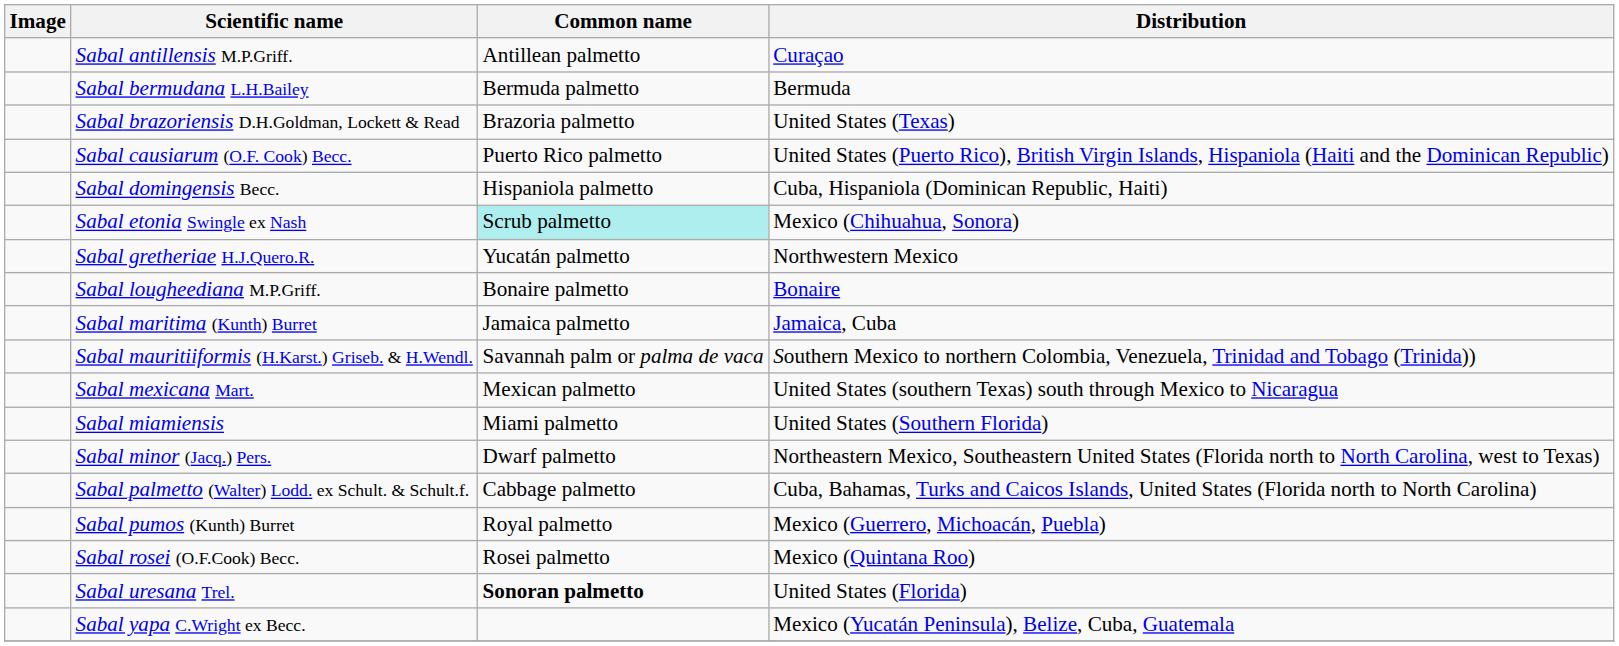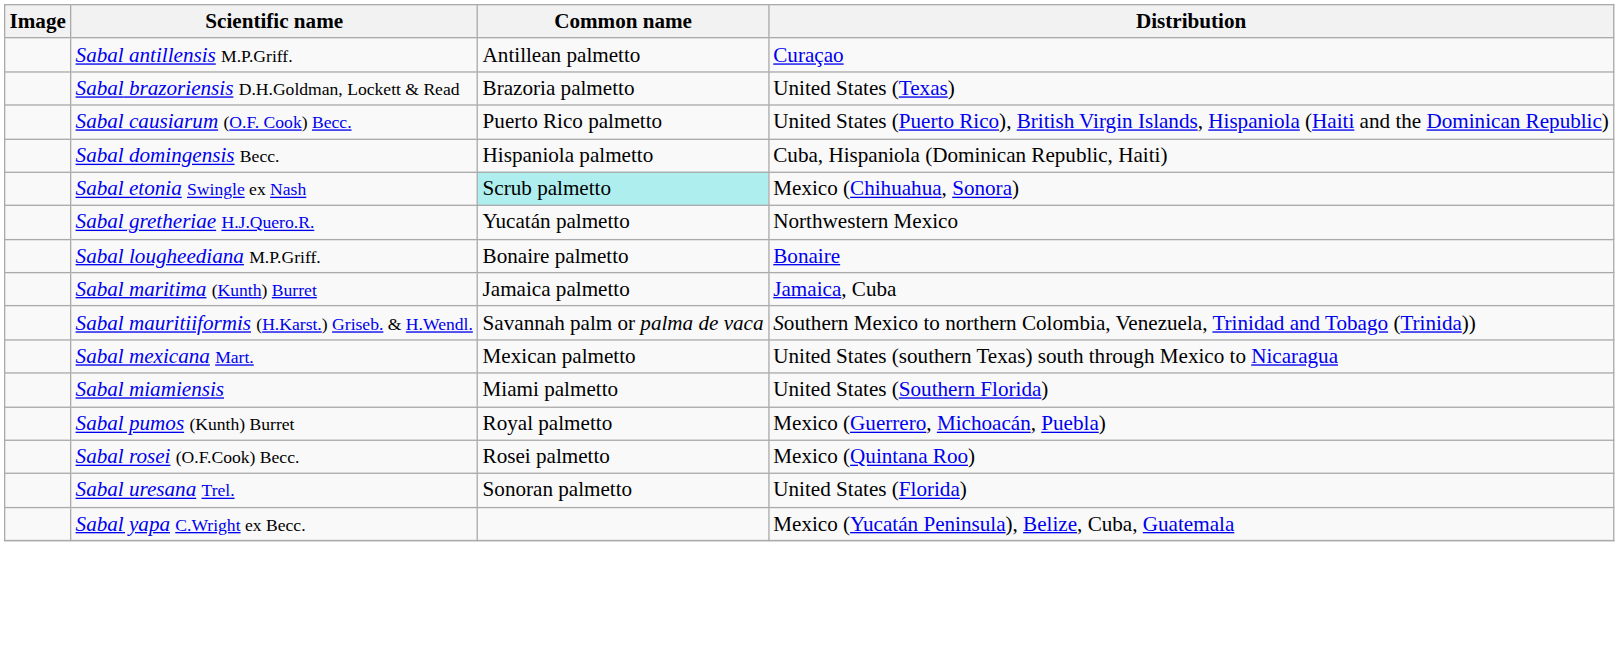- row: (192, 88)
- row: (173, 456)
- row: (272, 490)
(563, 590) bold -> (557, 490) normal
